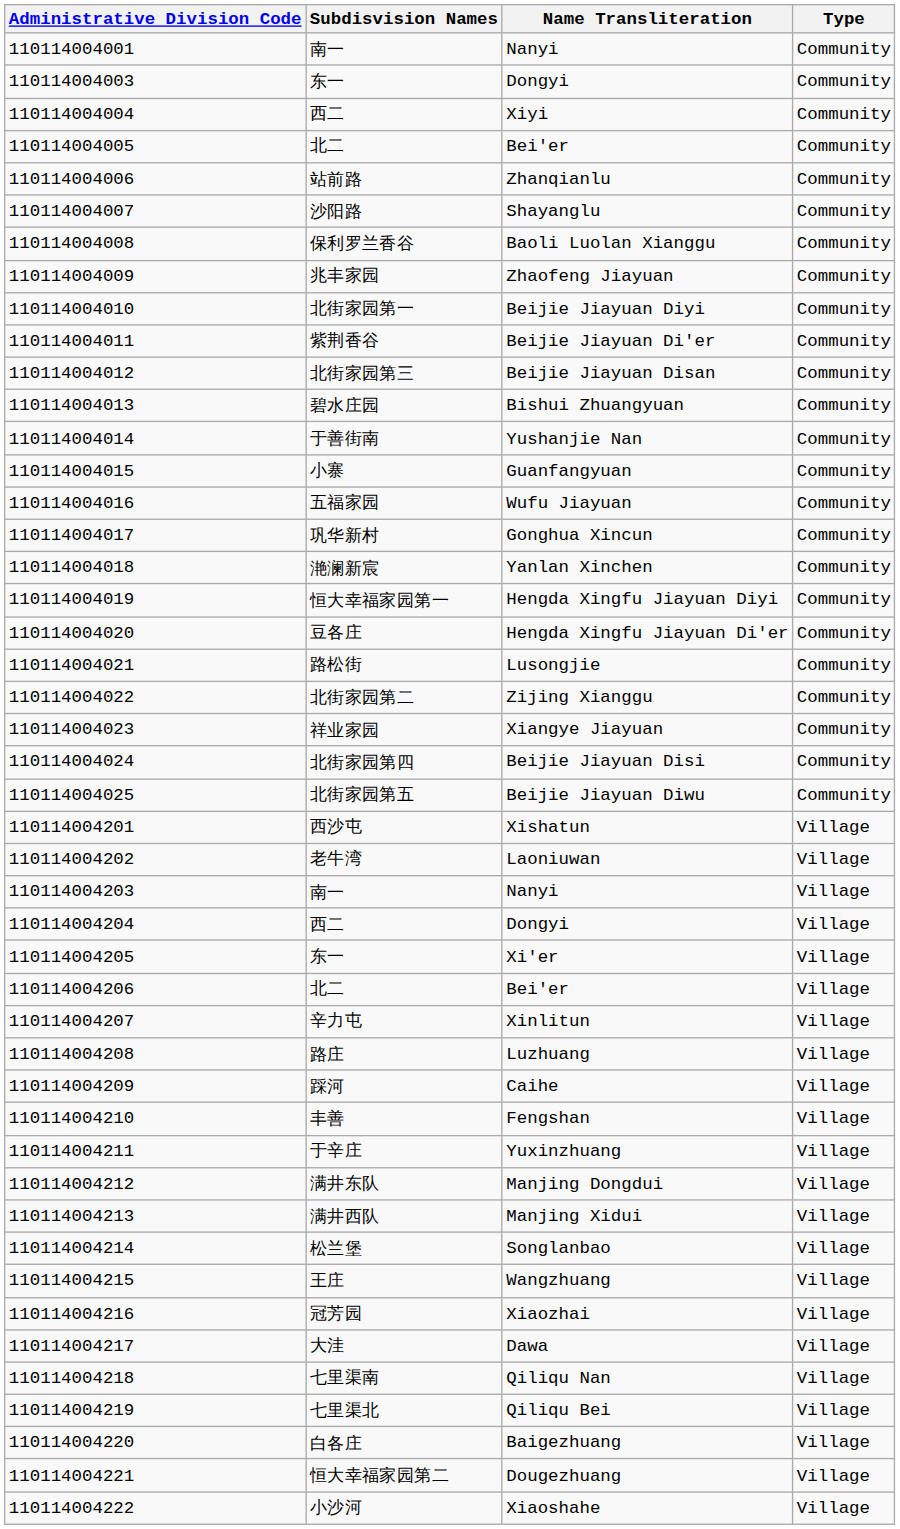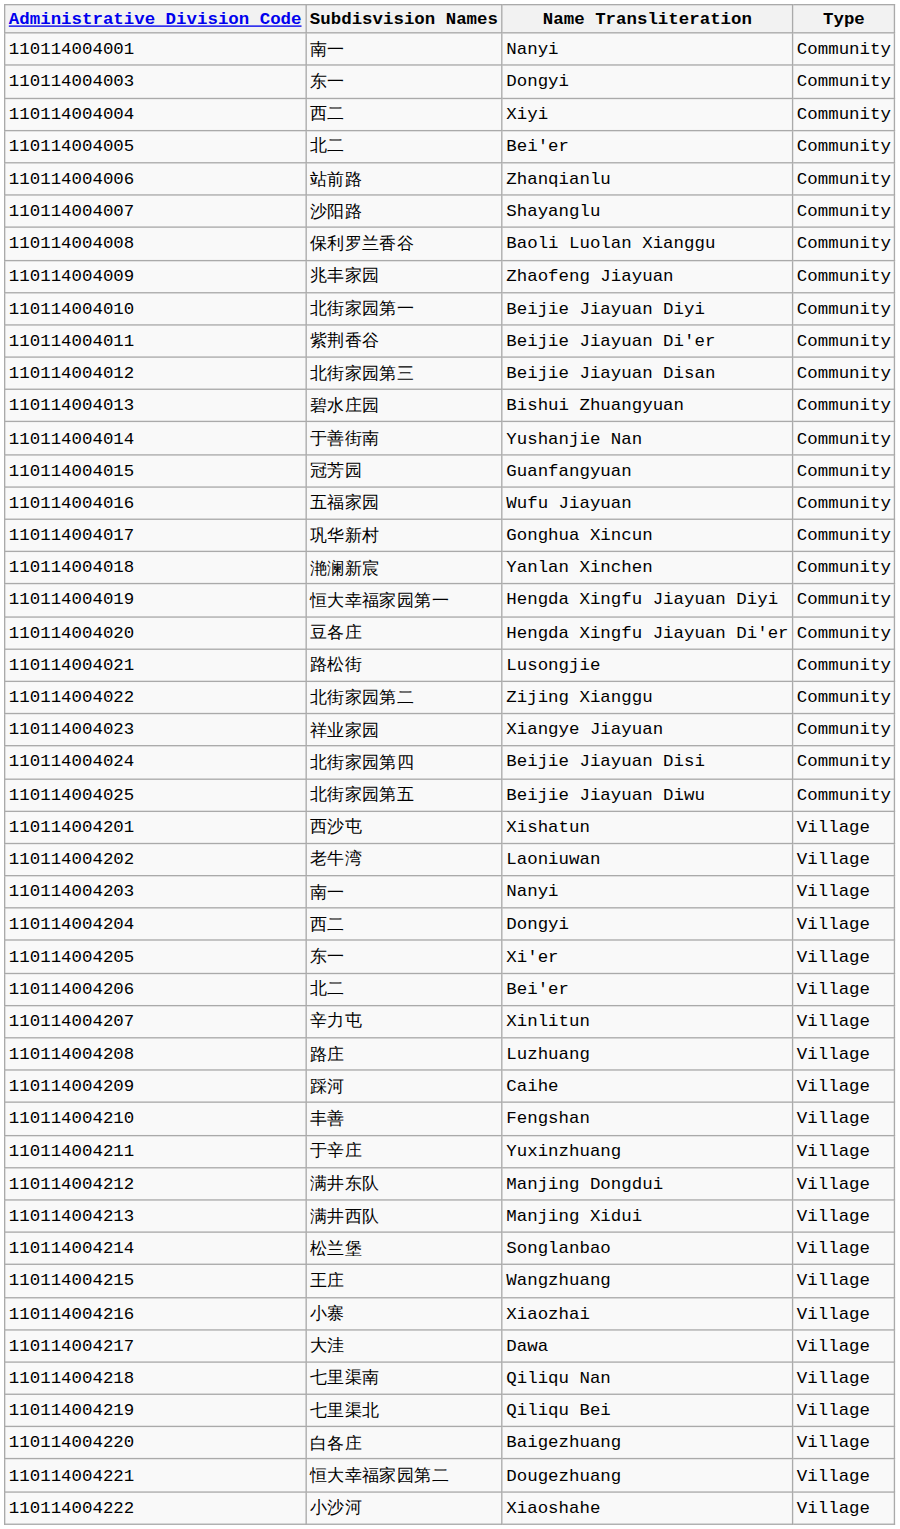(327, 471) 小寨 -> (336, 471) 冠芳园
(336, 1314) 冠芳园 -> (327, 1314) 小寨
